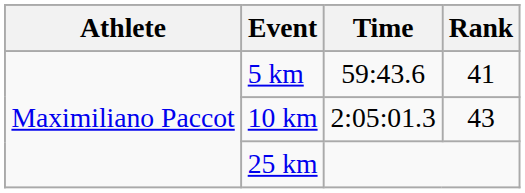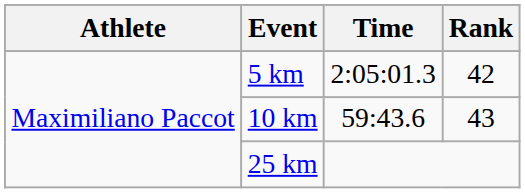(383, 73) 59:43.6 -> (383, 73) 2:05:01.3
(481, 73) 41 -> (481, 73) 42
(383, 118) 2:05:01.3 -> (383, 118) 59:43.6
